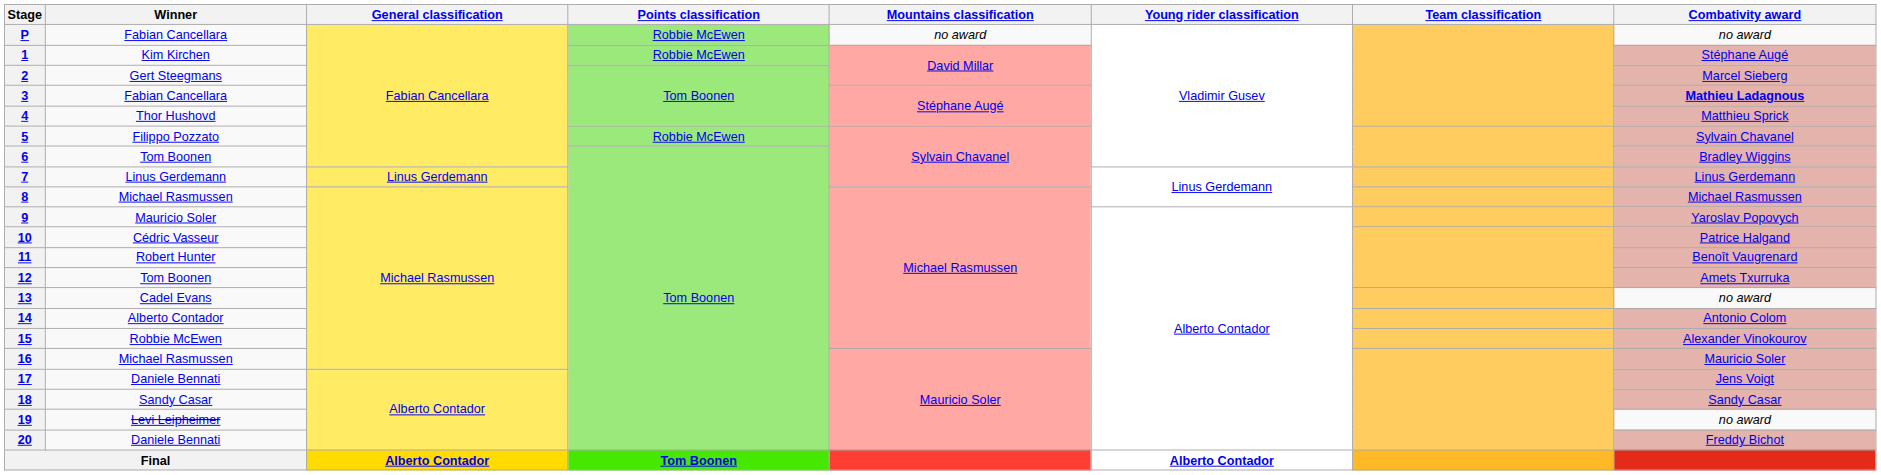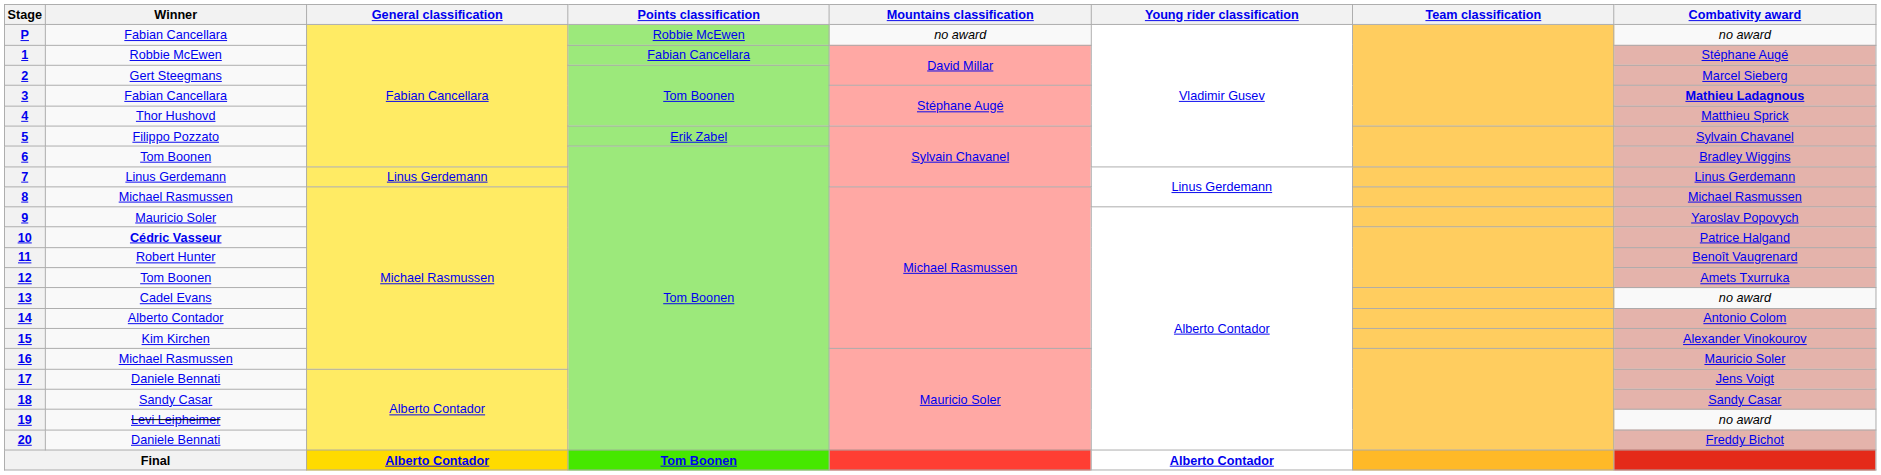(176, 55) Kim Kirchen -> (176, 55) Robbie McEwen
(699, 55) Robbie McEwen -> (699, 55) Fabian Cancellara
(699, 136) Robbie McEwen -> (699, 136) Erik Zabel
(176, 238) normal -> (176, 238) bold
(176, 339) Robbie McEwen -> (176, 339) Kim Kirchen
